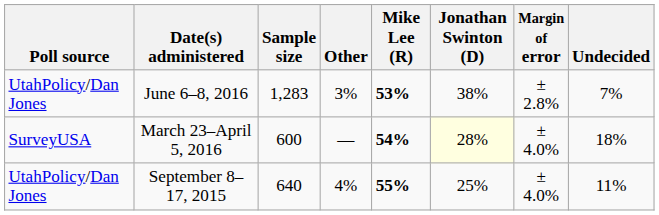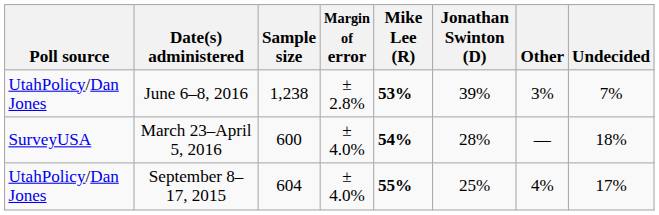columns swapped: (541, 38) <-> (346, 56)
(289, 93) 1,283 -> (289, 93) 1,238
(472, 93) 38% -> (475, 93) 39%
(472, 139) lightyellow background -> (475, 139) no background
(289, 186) 640 -> (289, 186) 604
(611, 186) 11% -> (611, 186) 17%
